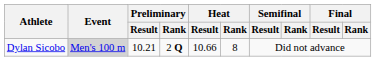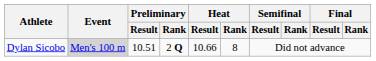(144, 47) 10.21 -> (144, 47) 10.51
